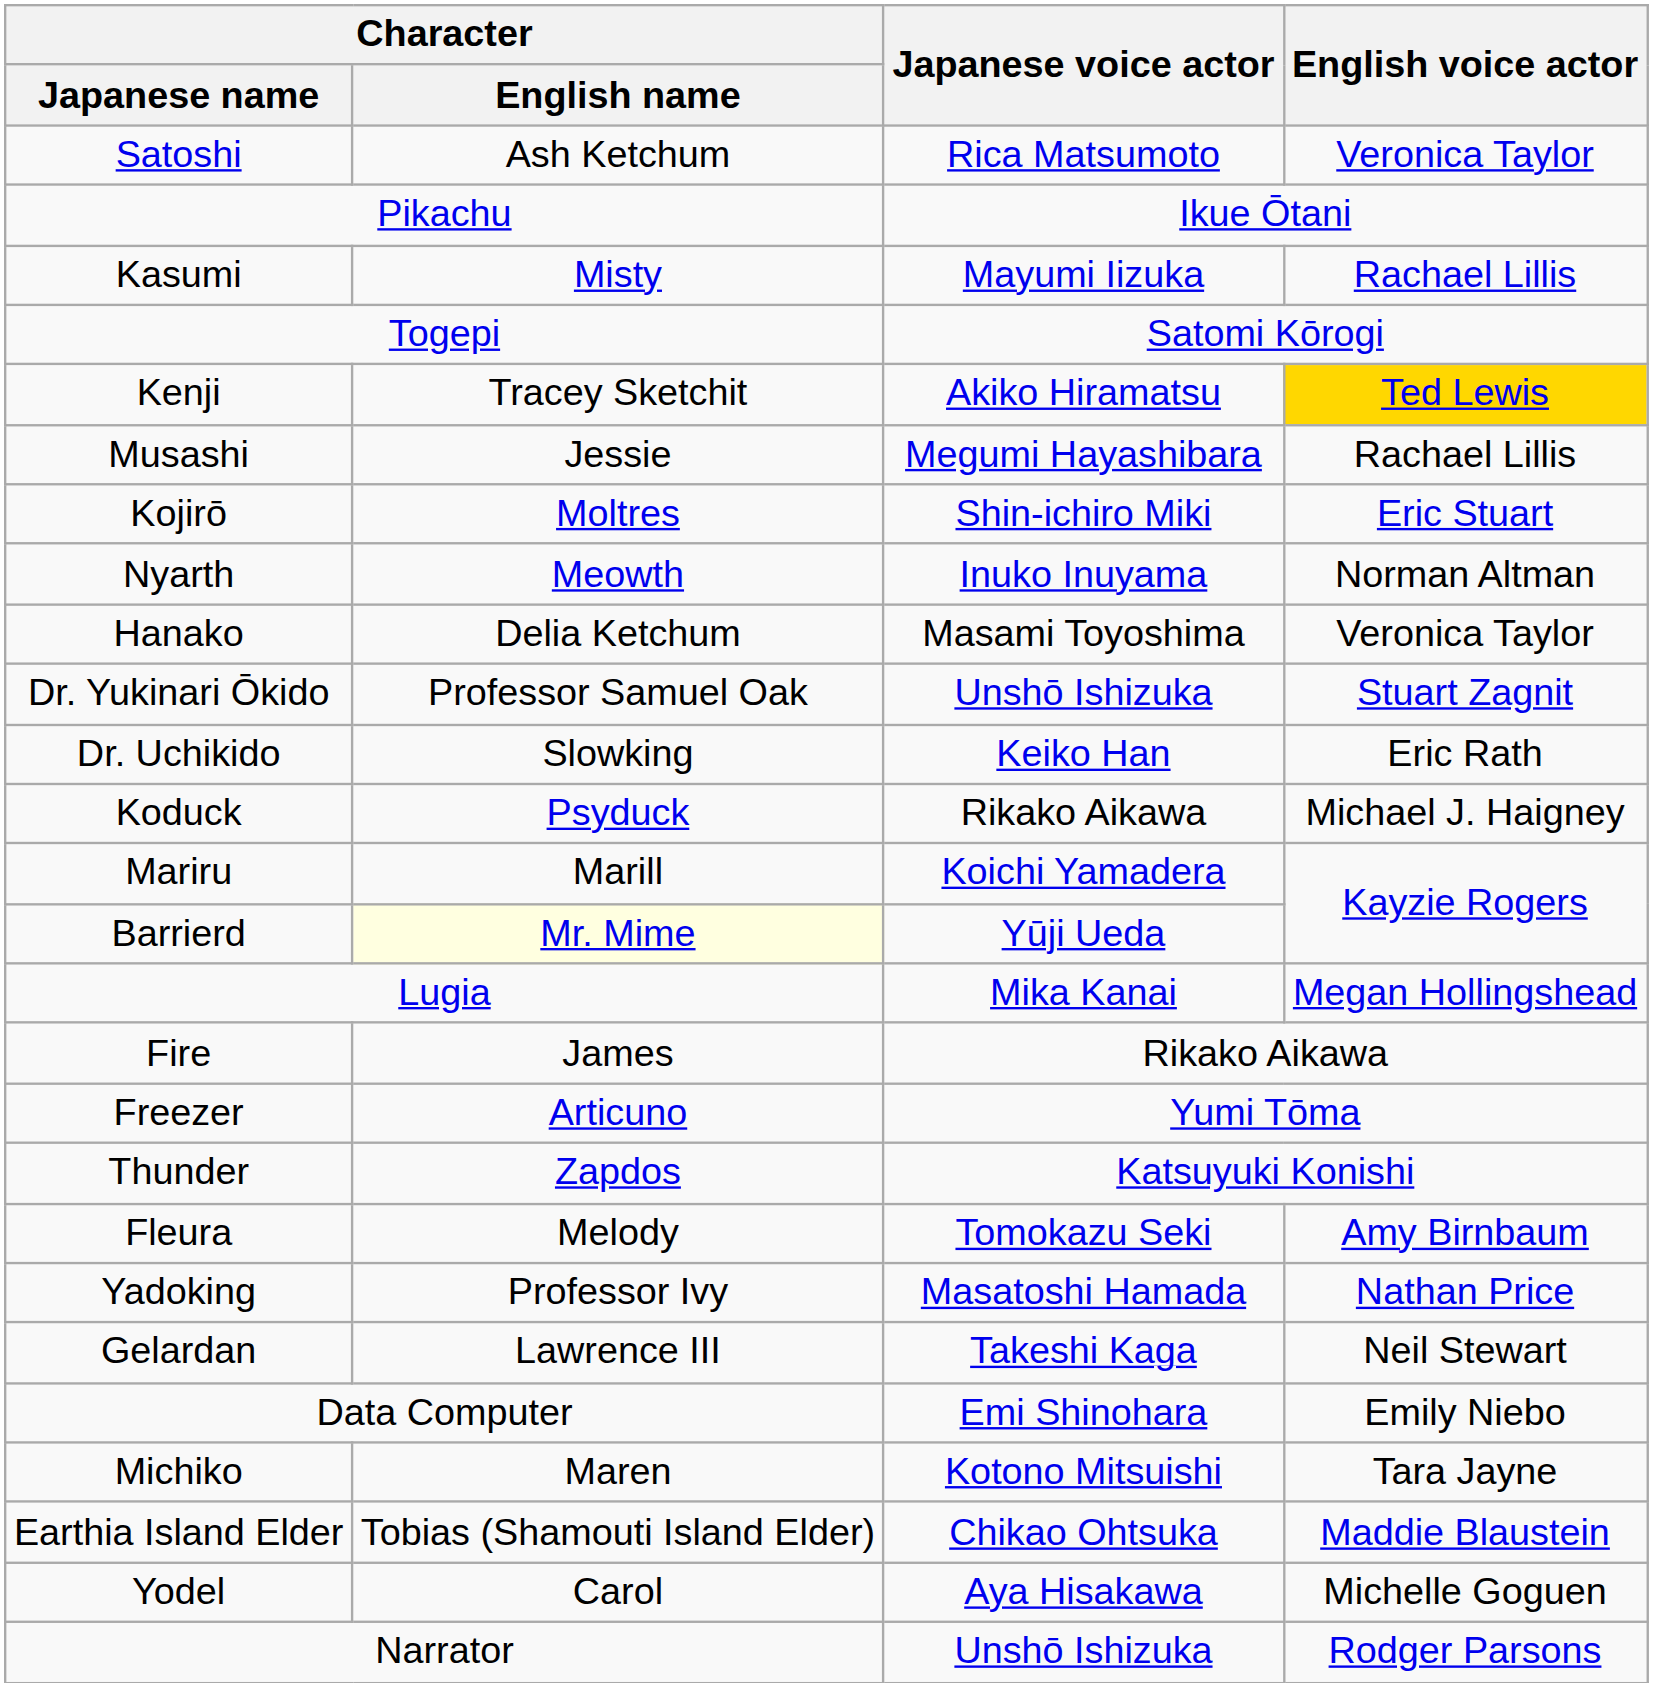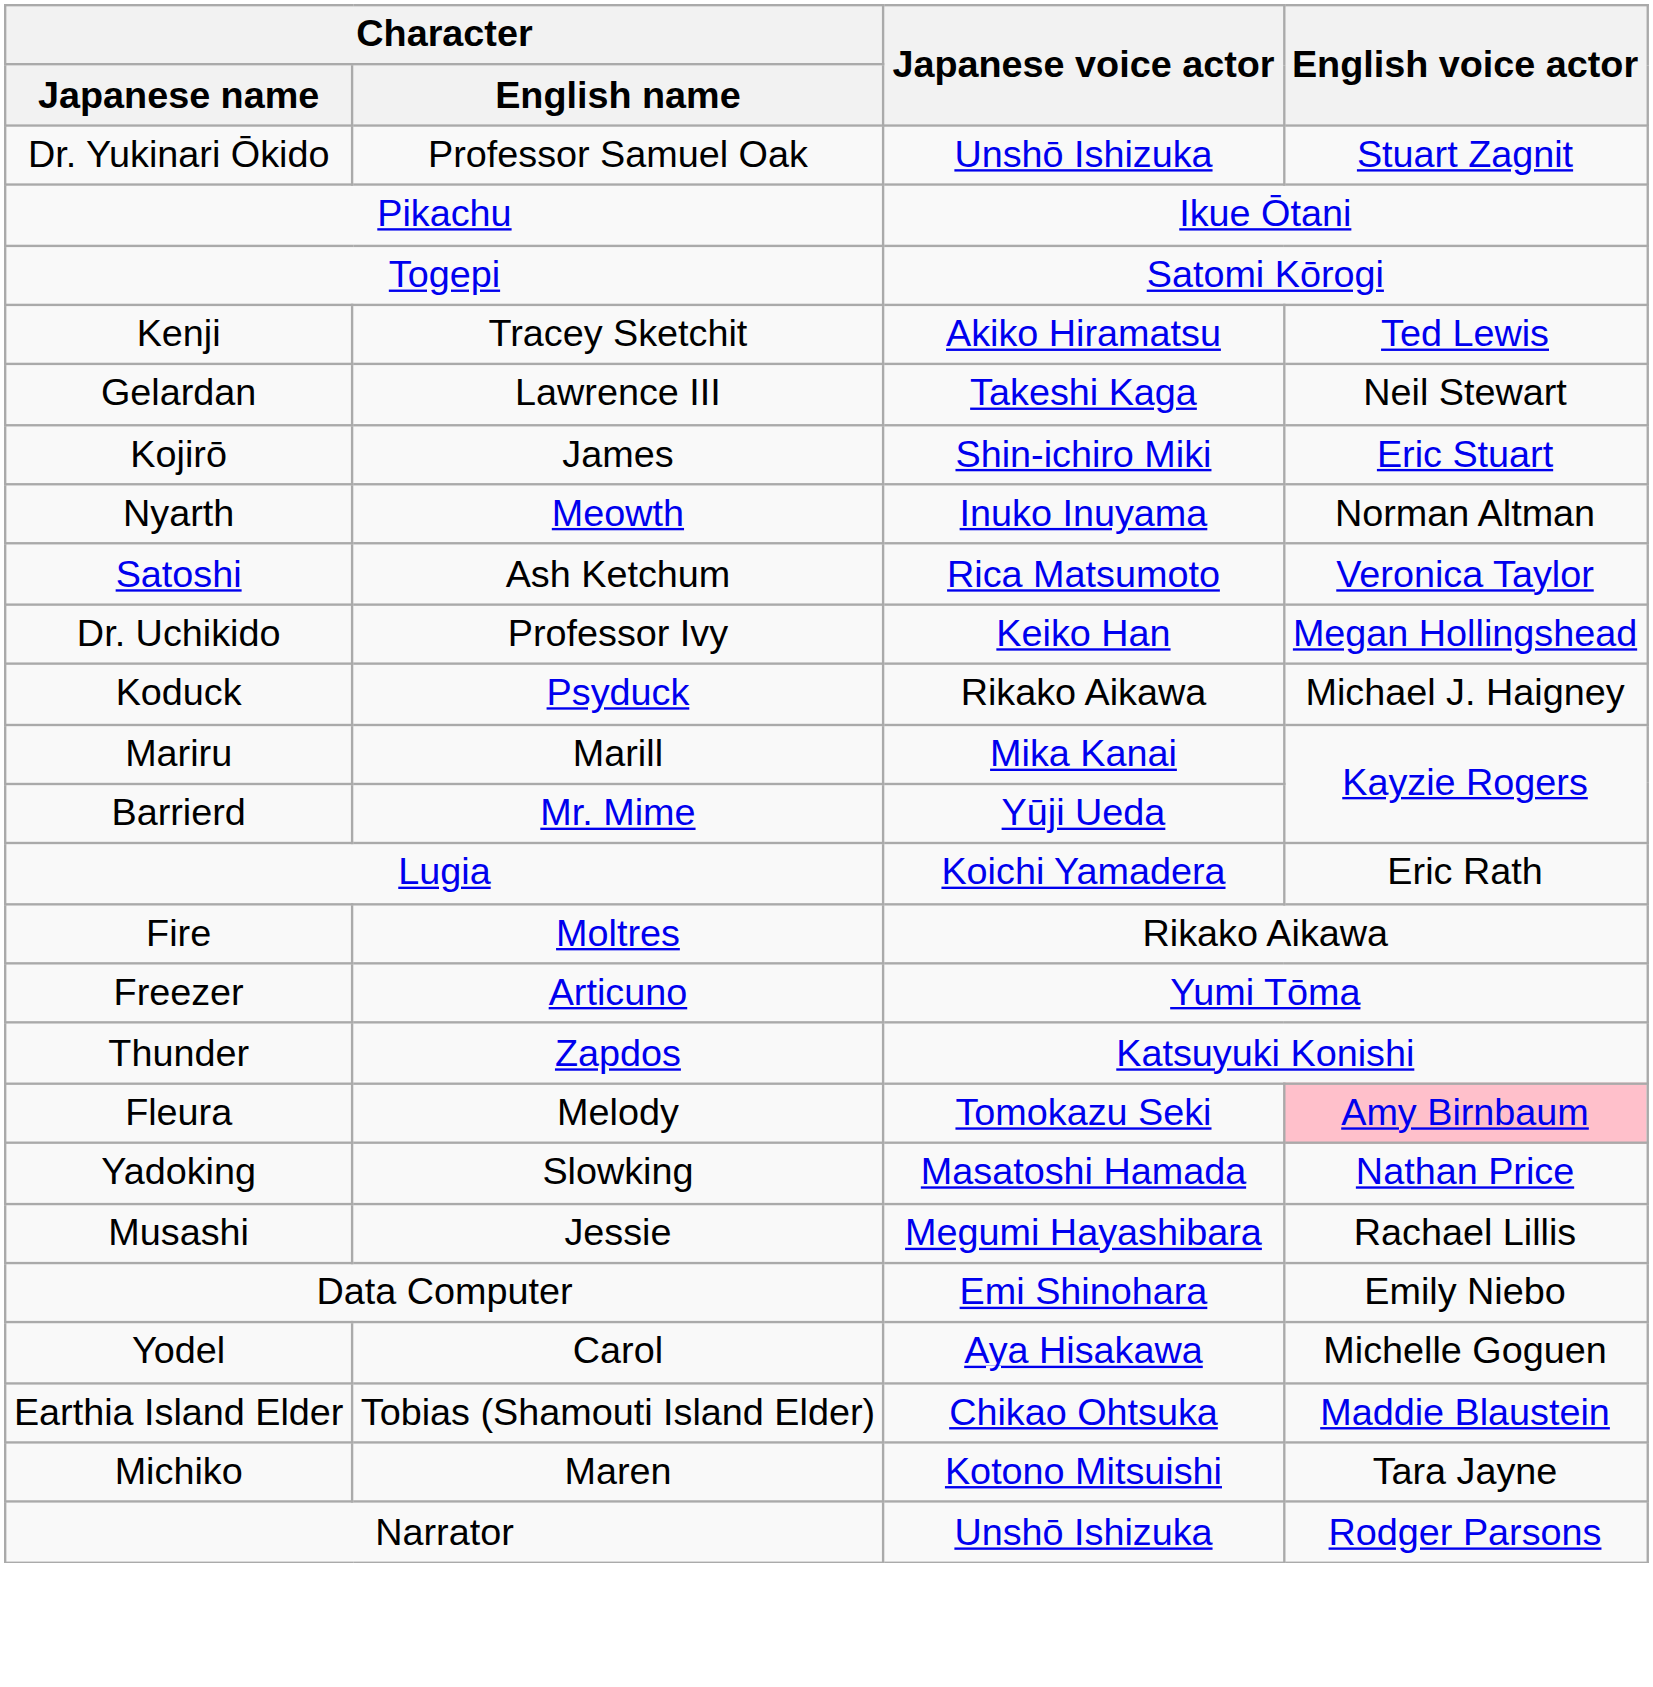rows swapped: (179, 154) <-> (179, 693)
- row: (179, 273)
(1465, 393) gold background -> (1465, 333) no background
rows swapped: (179, 453) <-> (179, 1351)
(618, 513) Moltres -> (618, 453) James
- row: (179, 633)
(618, 753) Slowking -> (618, 633) Professor Ivy
(1465, 753) Eric Rath -> (1465, 633) Megan Hollingshead
(1083, 872) Koichi Yamadera -> (1083, 753) Mika Kanai
(618, 932) lightyellow background -> (618, 812) no background
(1083, 992) Mika Kanai -> (1083, 872) Koichi Yamadera
(1465, 992) Megan Hollingshead -> (1465, 872) Eric Rath
(618, 1052) James -> (618, 932) Moltres
(1465, 1232) no background -> (1465, 1112) pink background
(618, 1292) Professor Ivy -> (618, 1172) Slowking
rows swapped: (179, 1591) <-> (179, 1471)
